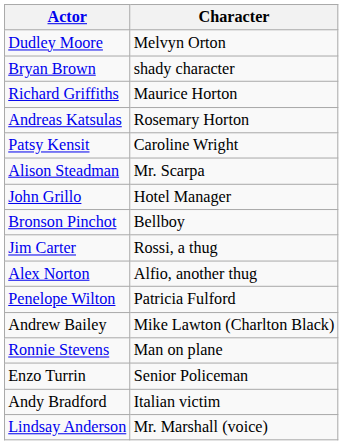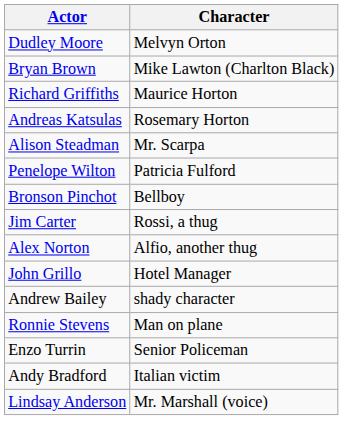(184, 68) shady character -> (234, 68) Mike Lawton (Charlton Black)
- row: (49, 145)
rows swapped: (62, 299) <-> (45, 196)
(234, 324) Mike Lawton (Charlton Black) -> (184, 299) shady character
